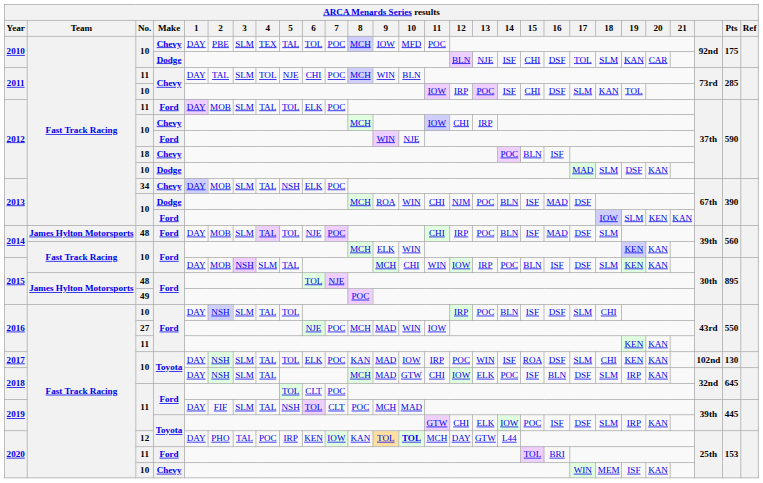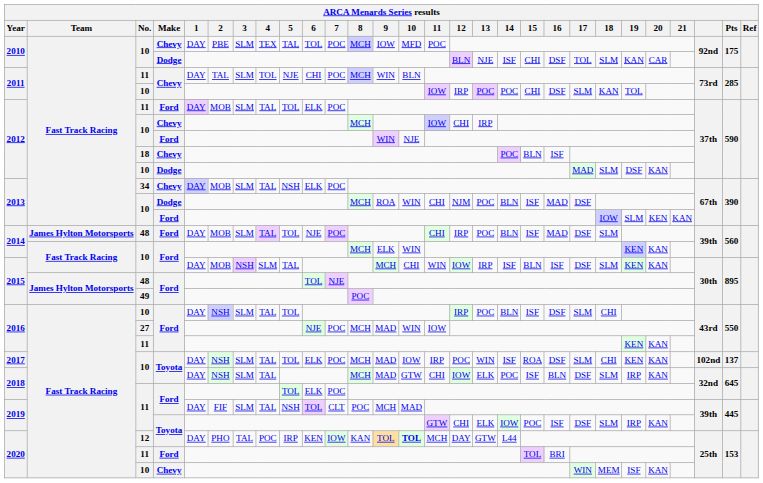(509, 91) ISF -> (509, 91) POC
(509, 265) POC -> (509, 265) ISF
(360, 359) KAN -> (360, 359) MCH
(732, 359) 130 -> (732, 359) 137
(314, 391) CLT -> (314, 391) ELK
